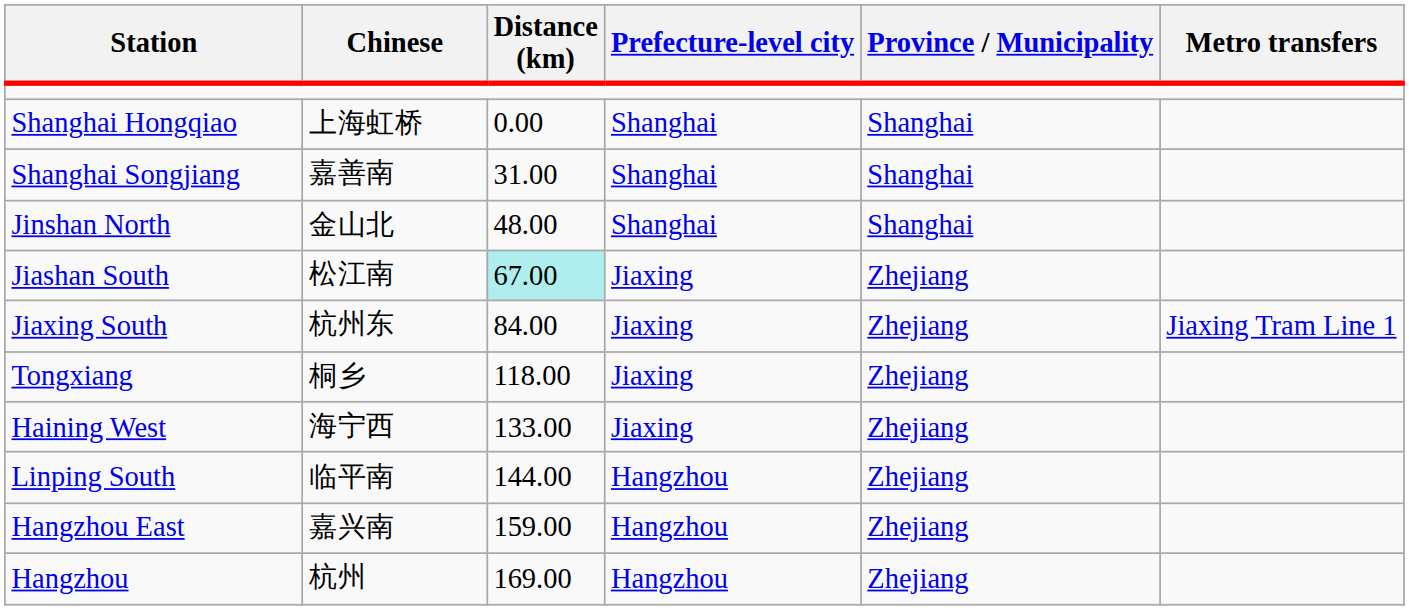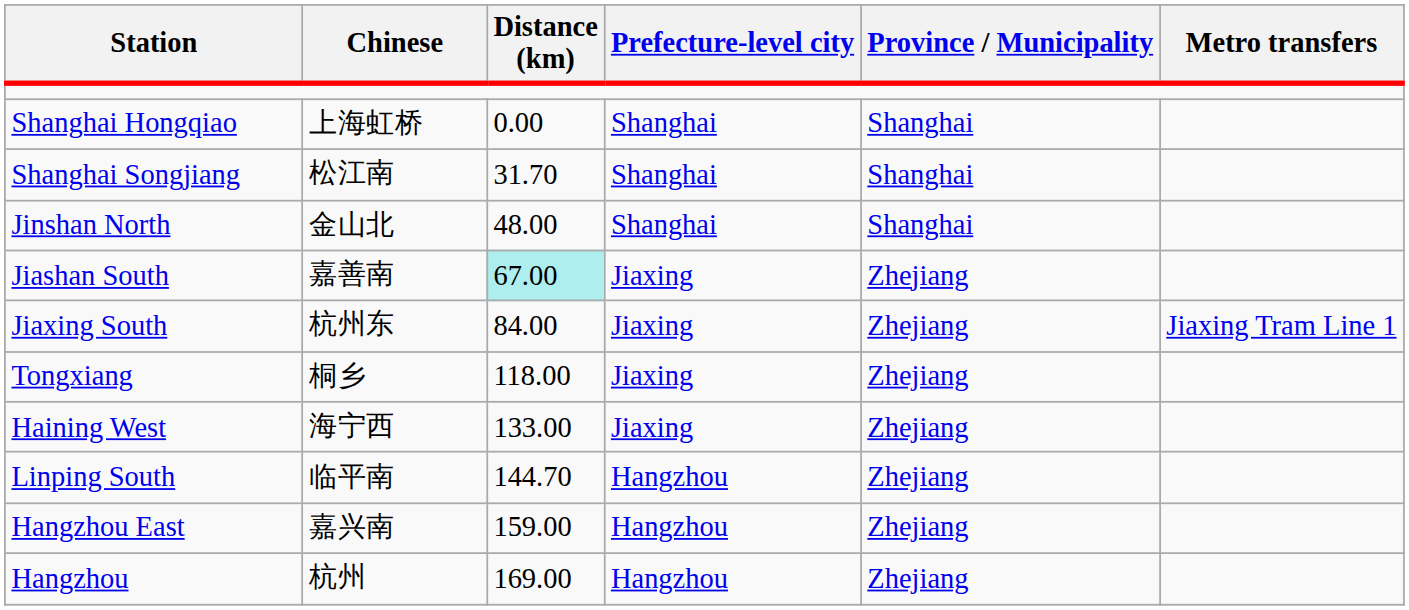(352, 173) 嘉善南 -> (352, 173) 松江南
(525, 174) 31.00 -> (525, 174) 31.70
(352, 274) 松江南 -> (352, 274) 嘉善南
(533, 477) 144.00 -> (533, 477) 144.70
